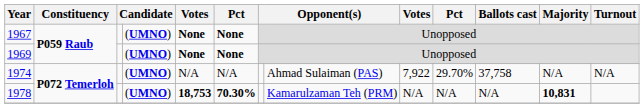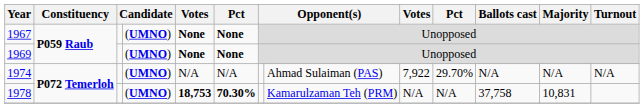(495, 73) 37,758 -> (489, 73) N/A
(489, 93) N/A -> (495, 93) 37,758
(559, 93) bold -> (559, 93) normal
